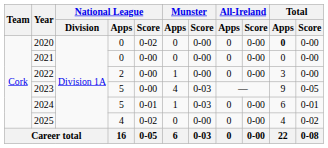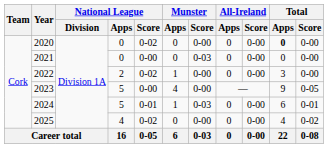(202, 58) 0-00 -> (202, 58) 0-03
(148, 74) 0-00 -> (148, 74) 0-02
(202, 89) 0-03 -> (202, 89) 0-00
